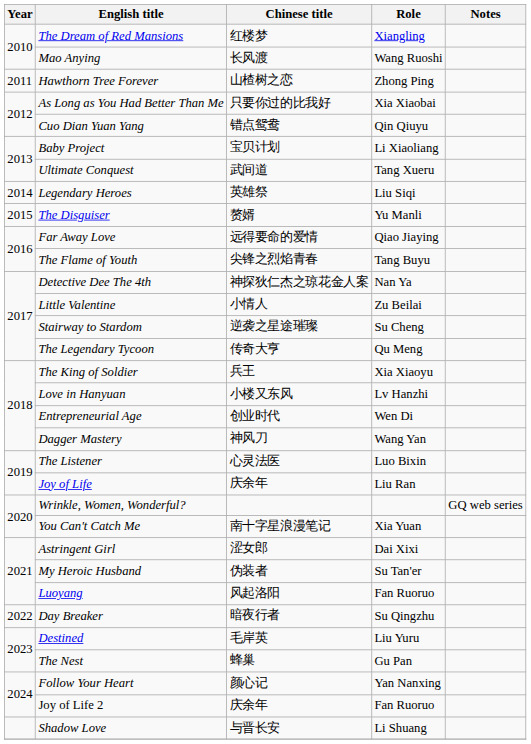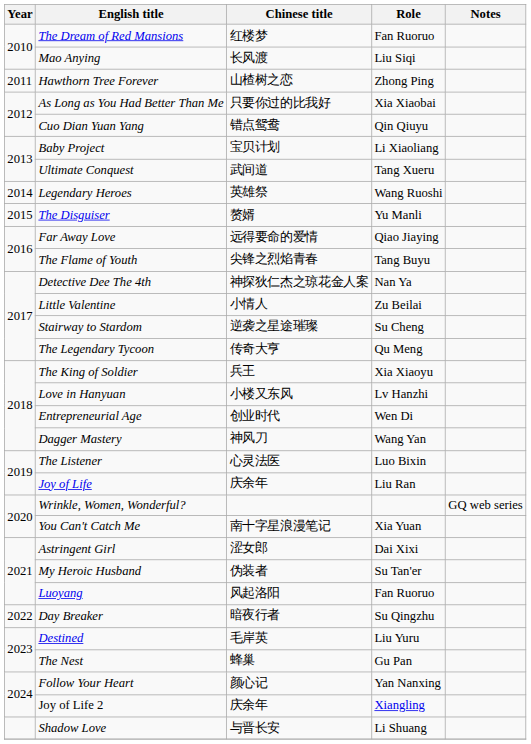(400, 35) Xiangling -> (404, 35) Fan Ruoruo
(408, 58) Wang Ruoshi -> (395, 58) Liu Siqi
(395, 192) Liu Siqi -> (408, 192) Wang Ruoshi
(404, 705) Fan Ruoruo -> (400, 705) Xiangling
